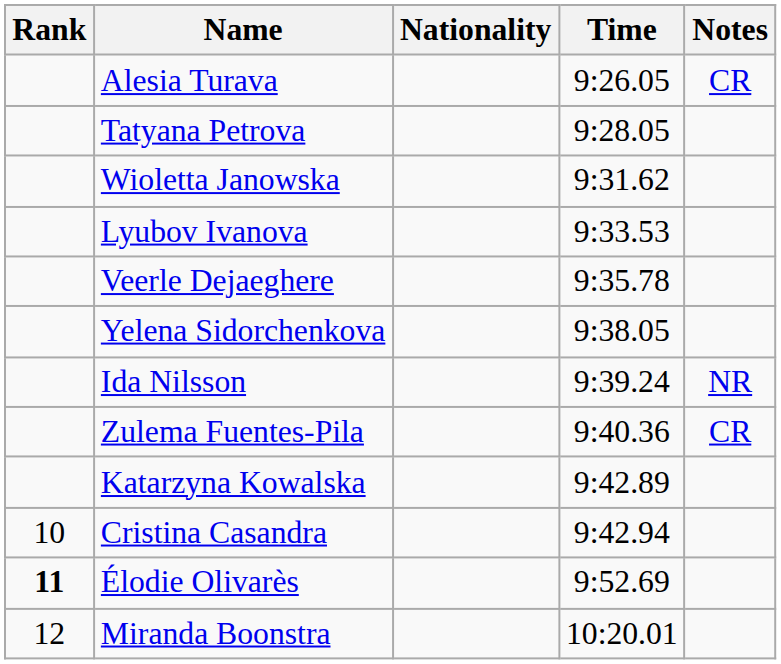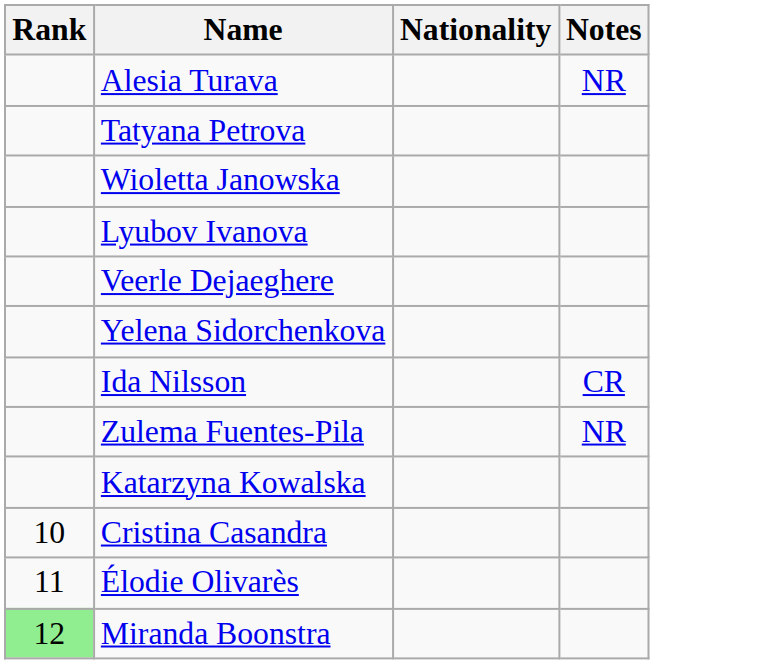- column: (622, 29)
(730, 79) CR -> (604, 79) NR
(730, 381) NR -> (604, 381) CR
(730, 431) CR -> (604, 431) NR
(49, 582) bold -> (49, 582) normal
(49, 632) no background -> (49, 632) lightgreen background
